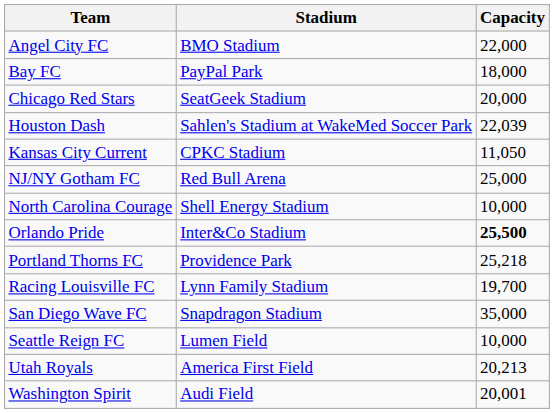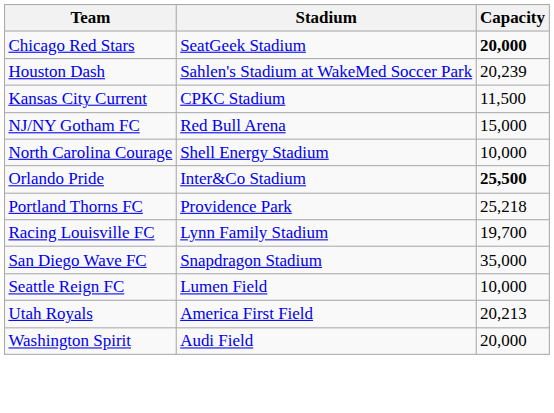- row: (58, 44)
- row: (35, 71)
(503, 98) normal -> (503, 44) bold
(503, 125) 22,039 -> (503, 71) 20,239
(503, 152) 11,050 -> (503, 98) 11,500
(503, 179) 25,000 -> (503, 125) 15,000
(503, 394) 20,001 -> (503, 340) 20,000
